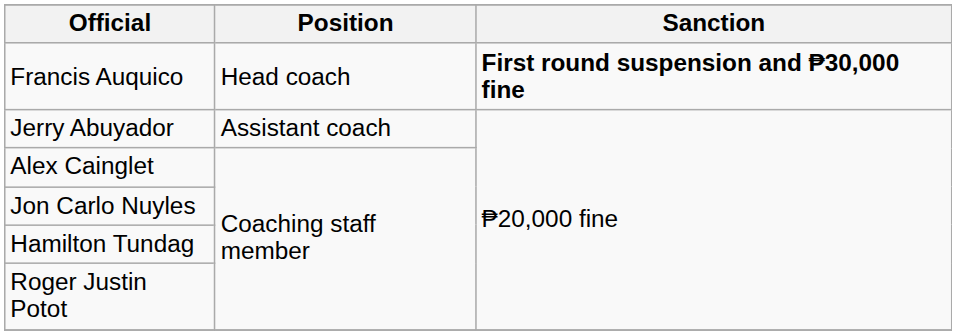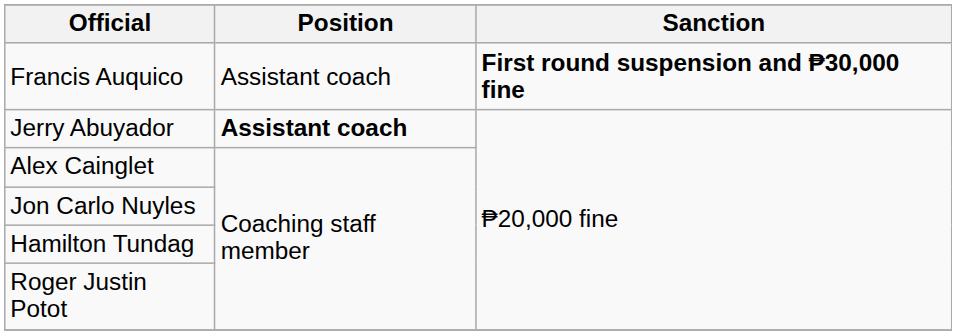(286, 76) Head coach -> (306, 76) Assistant coach
(306, 128) normal -> (314, 128) bold
